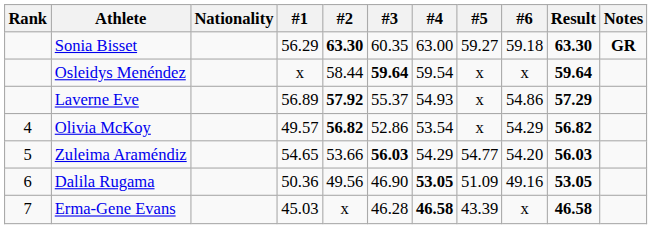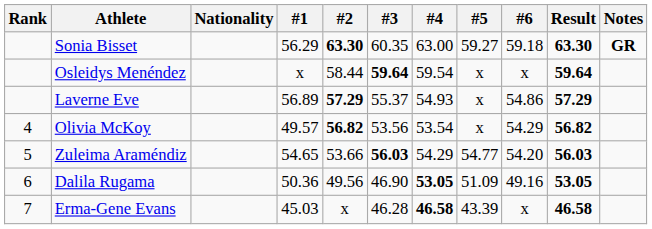(345, 100) 57.92 -> (345, 100) 57.29
(390, 127) 52.86 -> (390, 127) 53.56
